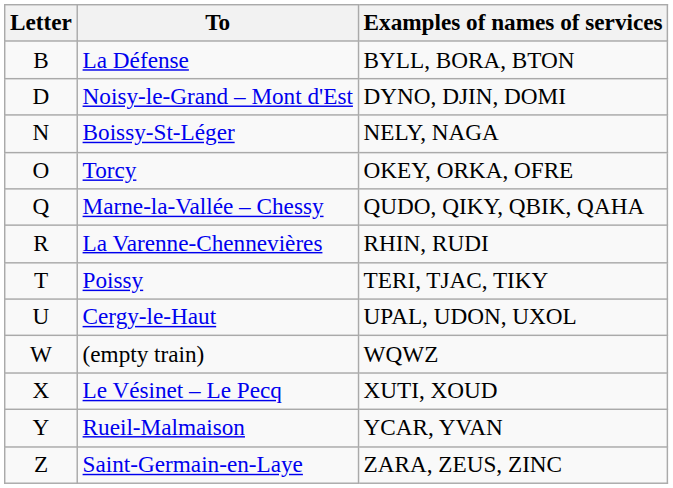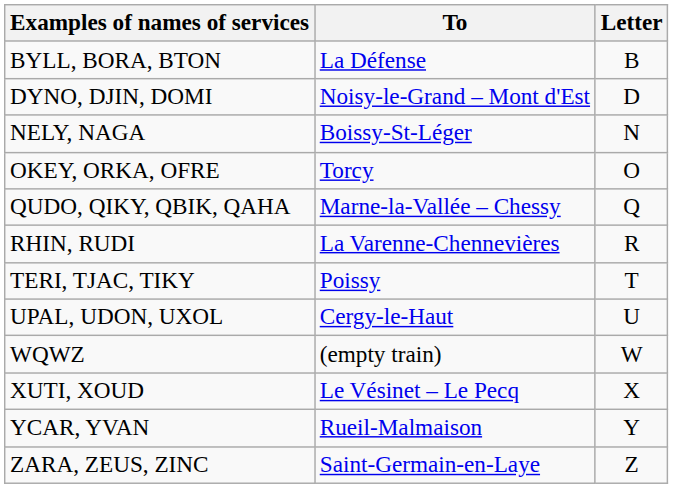columns swapped: (41, 22) <-> (513, 22)
